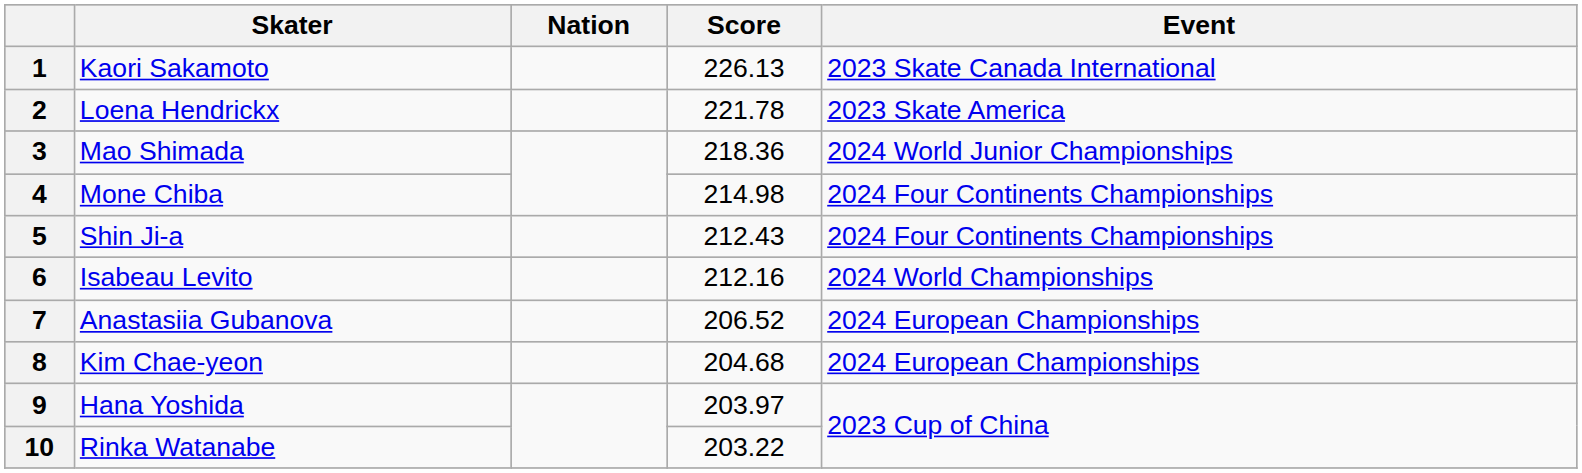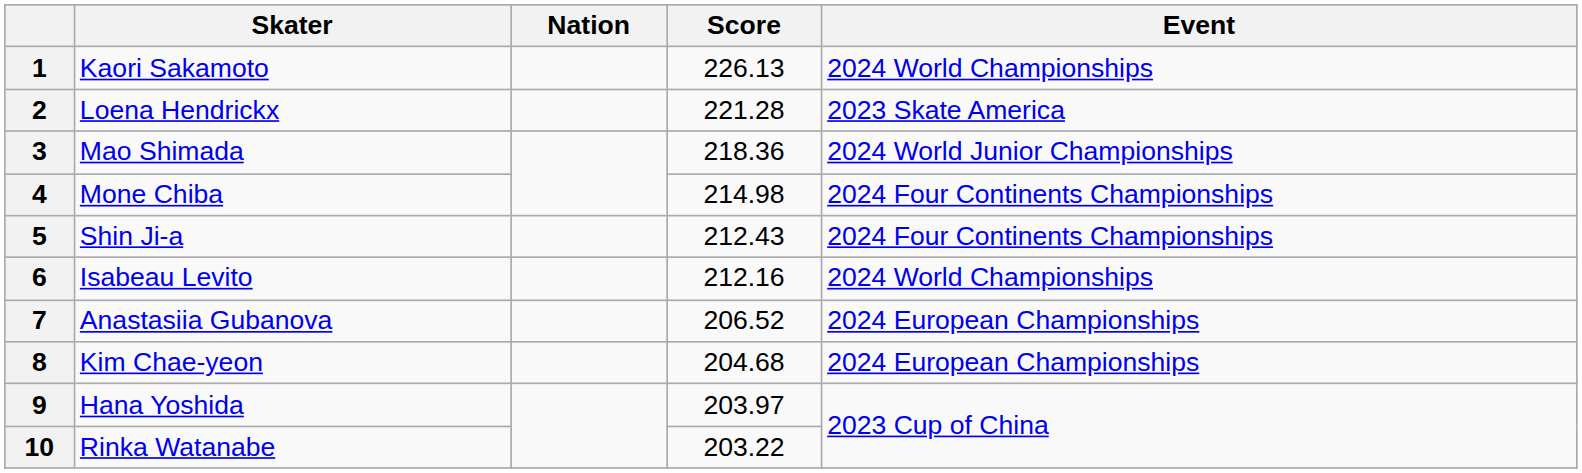(1021, 67) 2023 Skate Canada International -> (990, 67) 2024 World Championships
(744, 109) 221.78 -> (744, 109) 221.28
